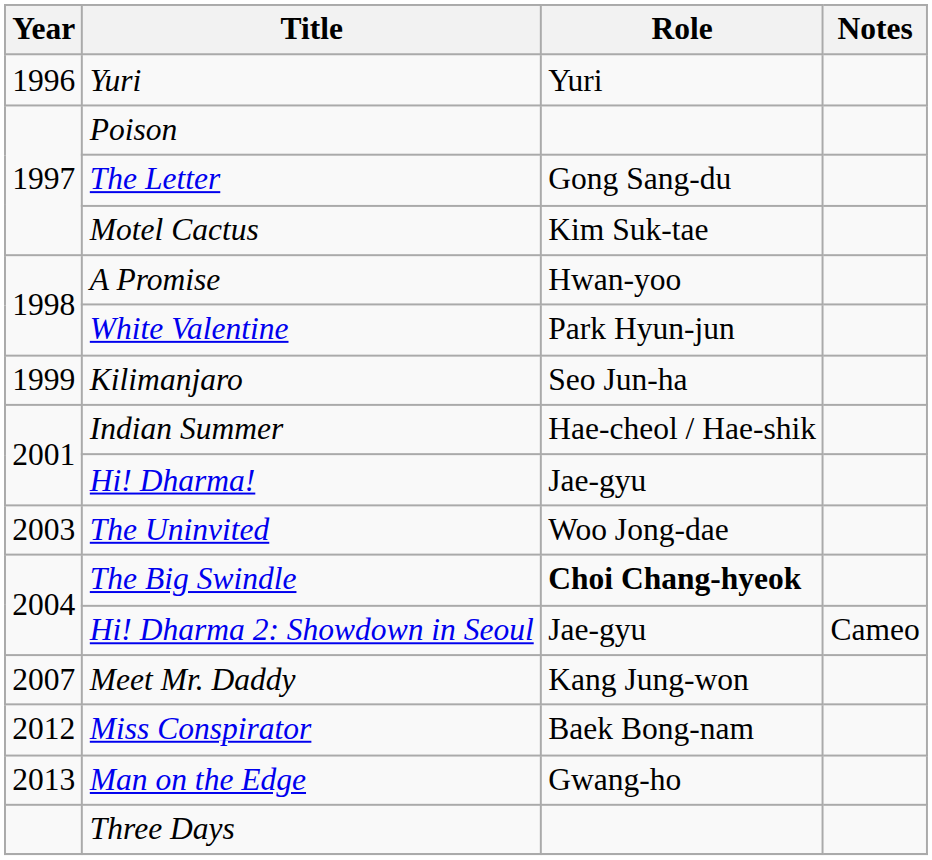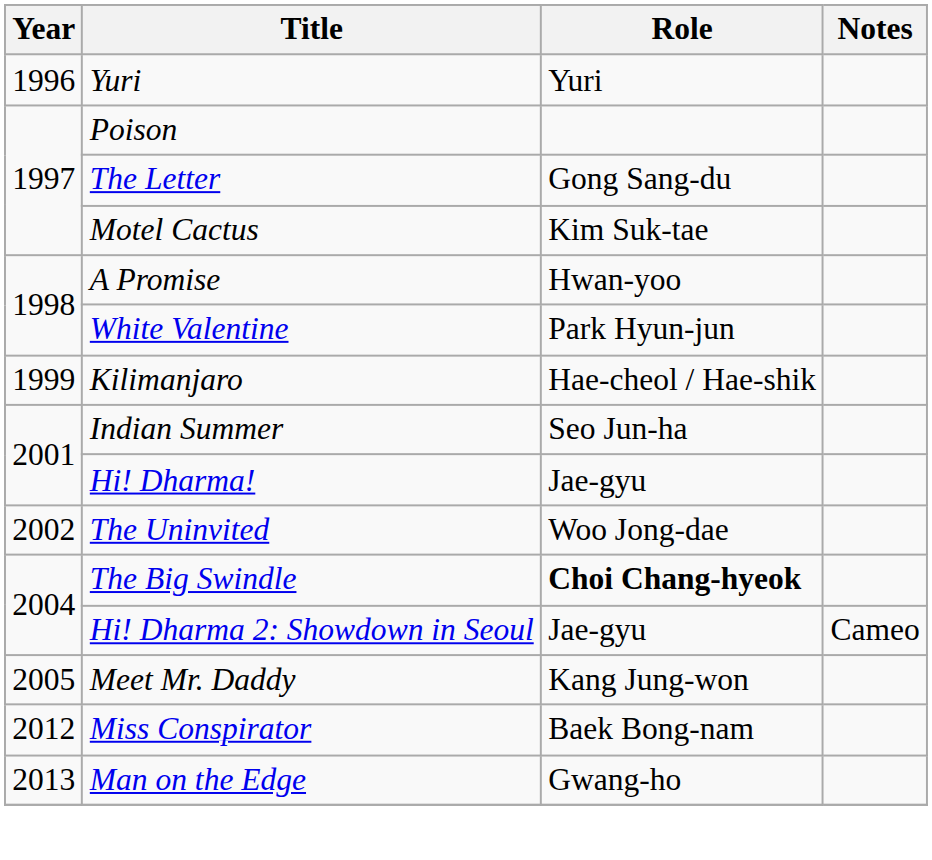(618, 379) Seo Jun-ha -> (682, 379) Hae-cheol / Hae-shik
(682, 429) Hae-cheol / Hae-shik -> (618, 429) Seo Jun-ha
(44, 529) 2003 -> (44, 529) 2002
(44, 679) 2007 -> (44, 679) 2005
- row: (162, 829)
